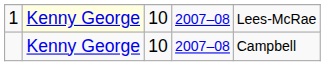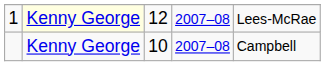(158, 18) 10 -> (158, 18) 12
